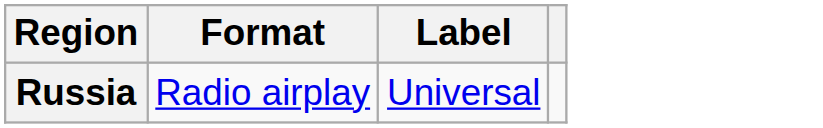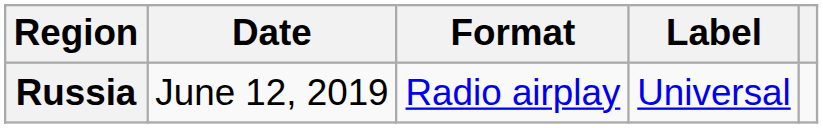+ column: (272, 33)
